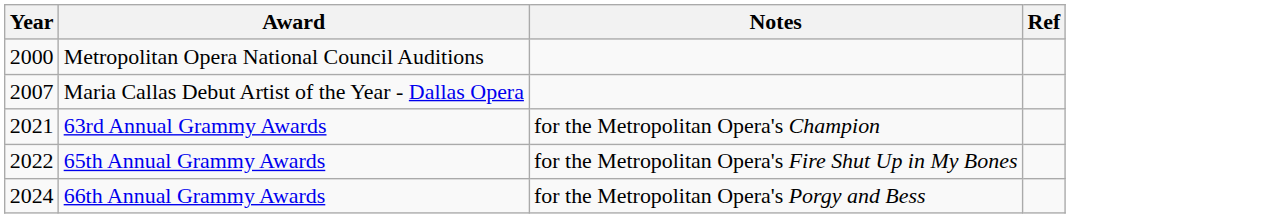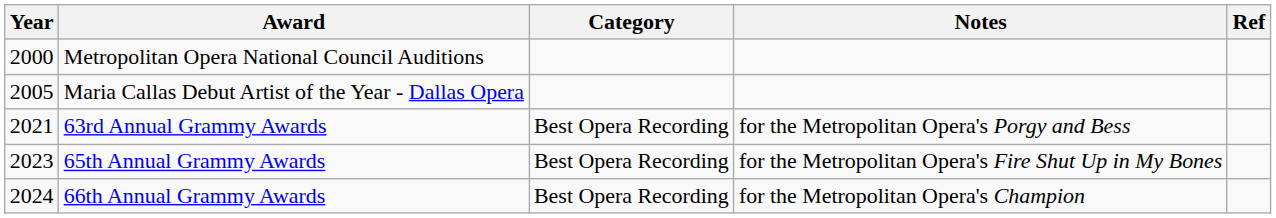+ column: (631, 21)
(32, 91) 2007 -> (32, 91) 2005
(707, 126) for the Metropolitan Opera's Champion -> (935, 126) for the Metropolitan Opera's Porgy and Bess
(32, 160) 2022 -> (32, 160) 2023
(730, 195) for the Metropolitan Opera's Porgy and Bess -> (912, 195) for the Metropolitan Opera's Champion
